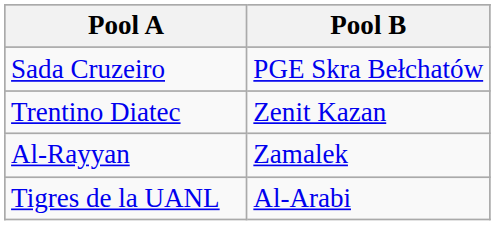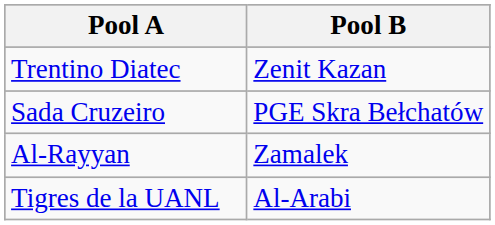rows swapped: (96, 111) <-> (88, 68)
